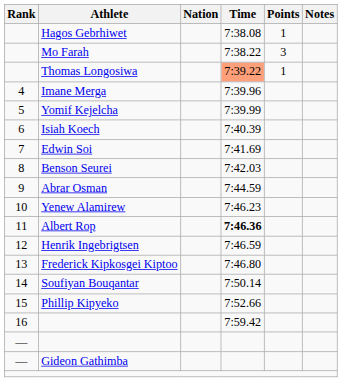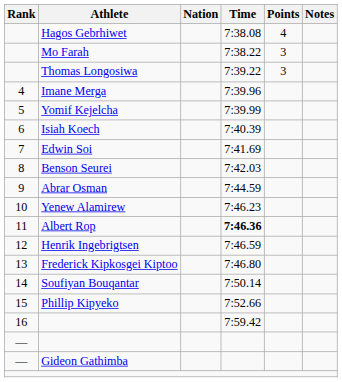(283, 33) 1 -> (283, 33) 4
(243, 71) lightsalmon background -> (243, 71) no background
(283, 71) 1 -> (283, 71) 3
